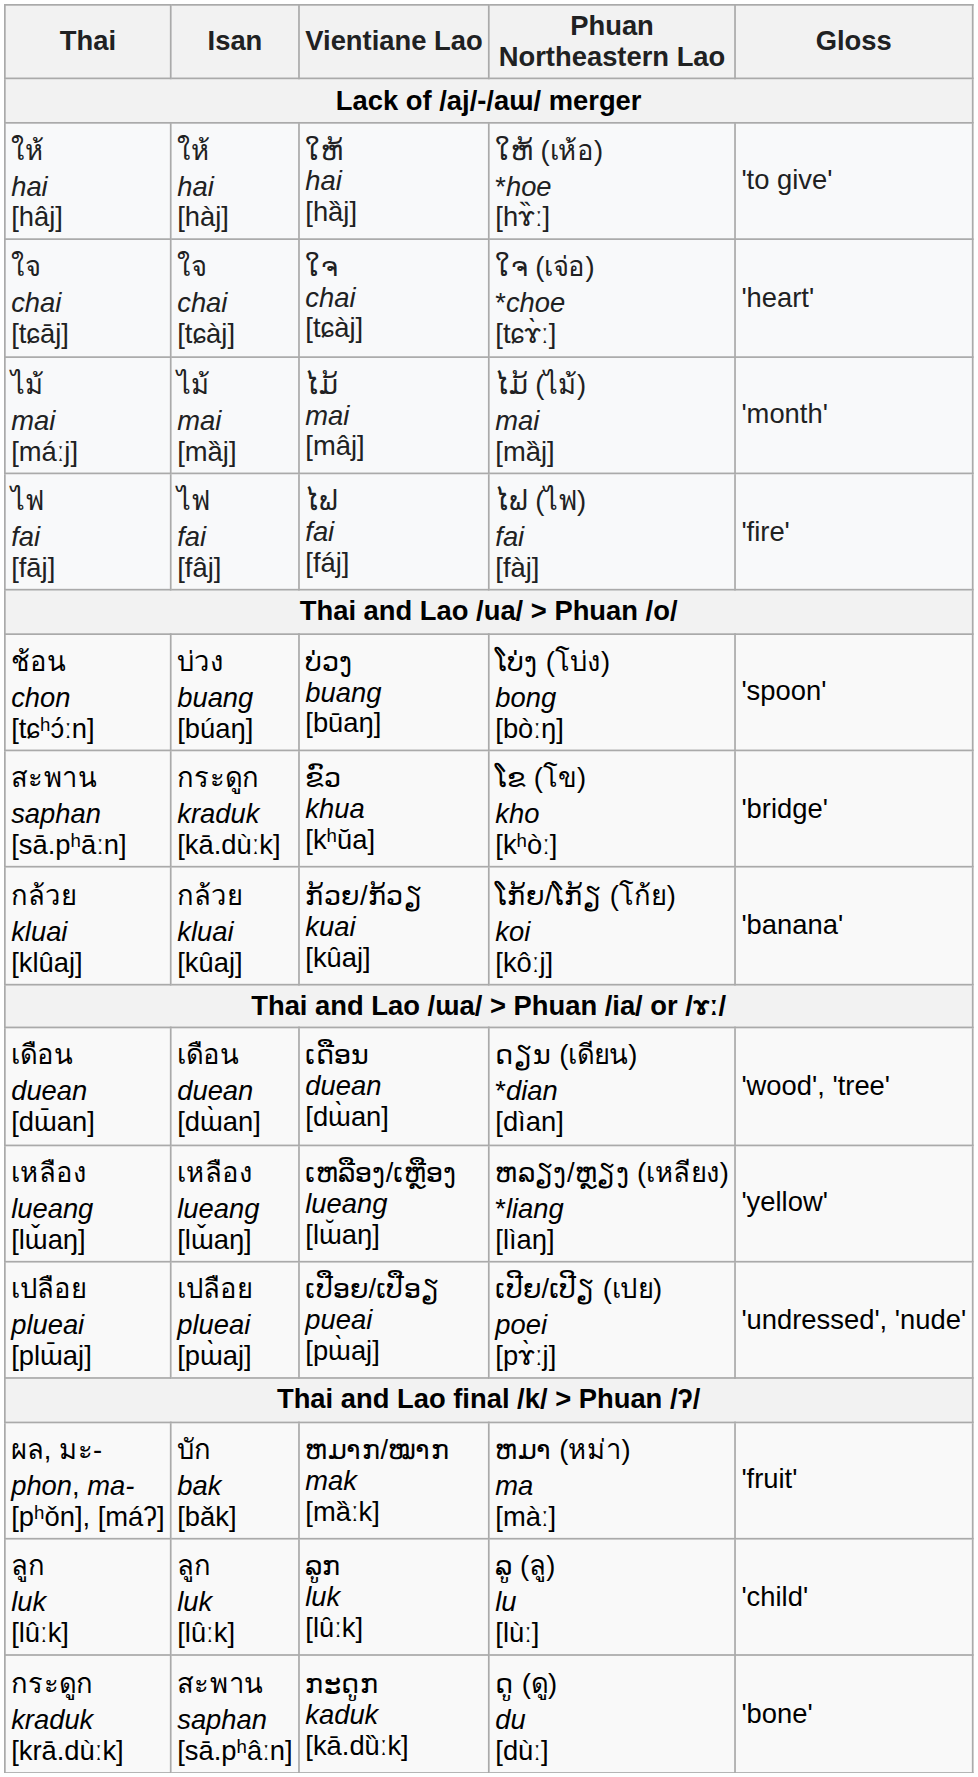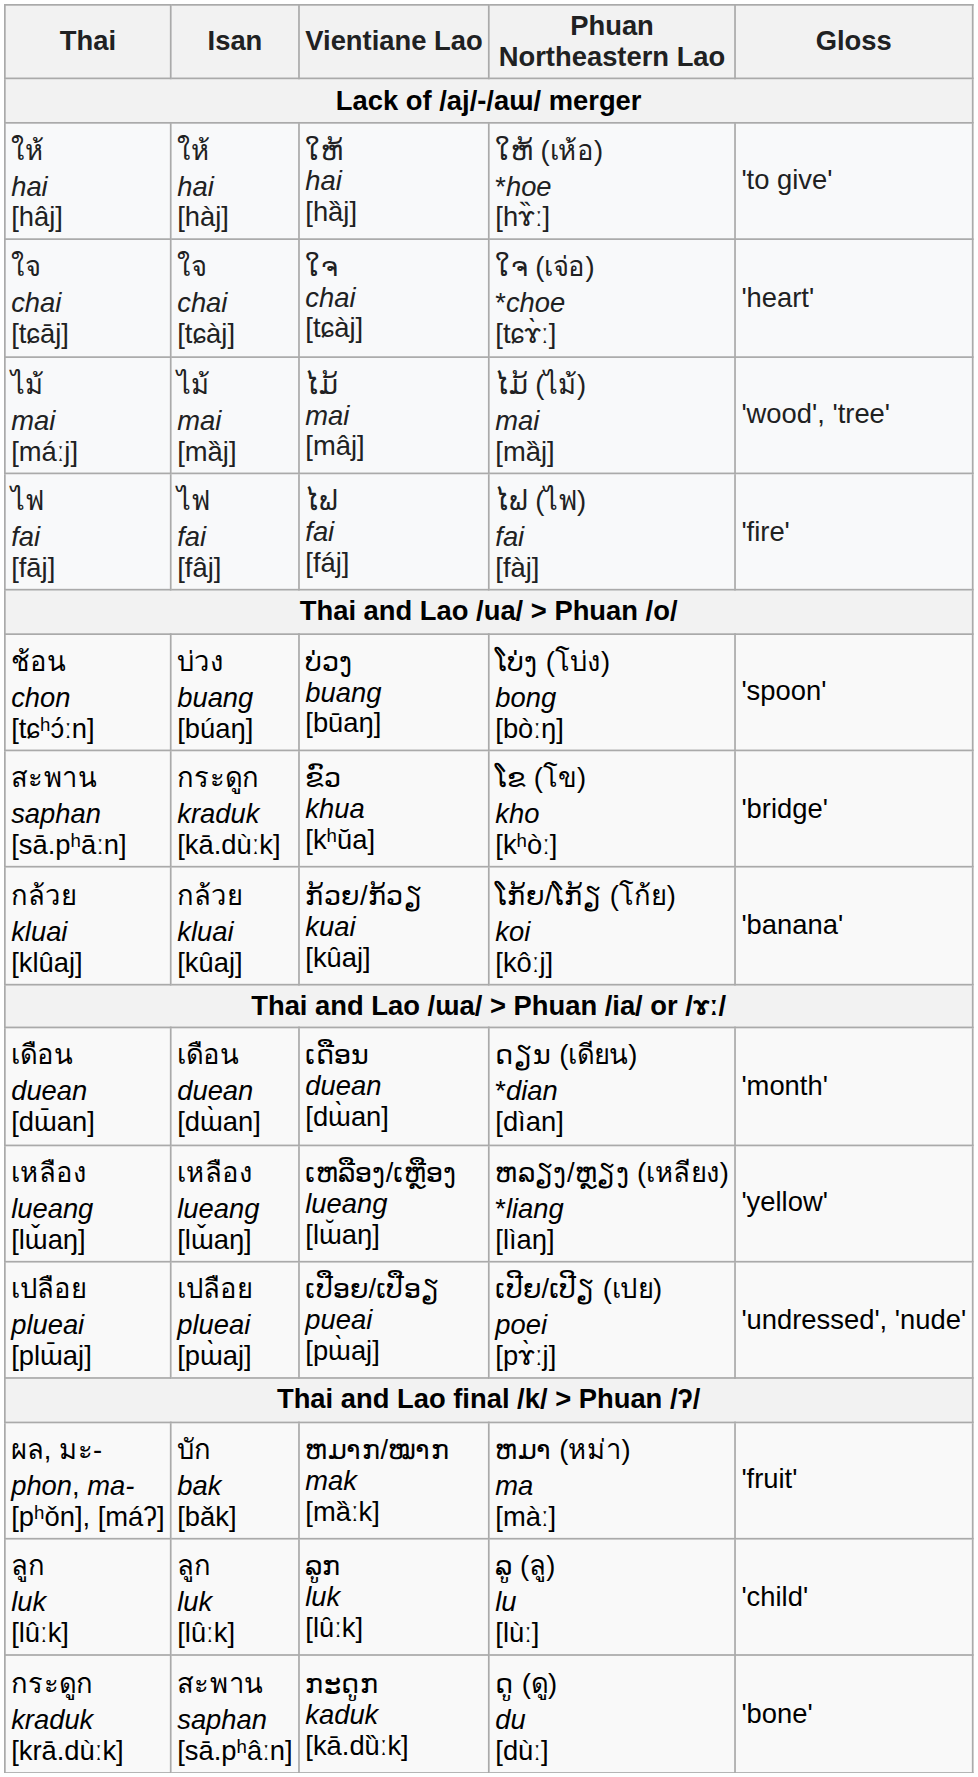(785, 414) 'month' -> (816, 414) 'wood', 'tree'
(816, 1085) 'wood', 'tree' -> (785, 1085) 'month'
